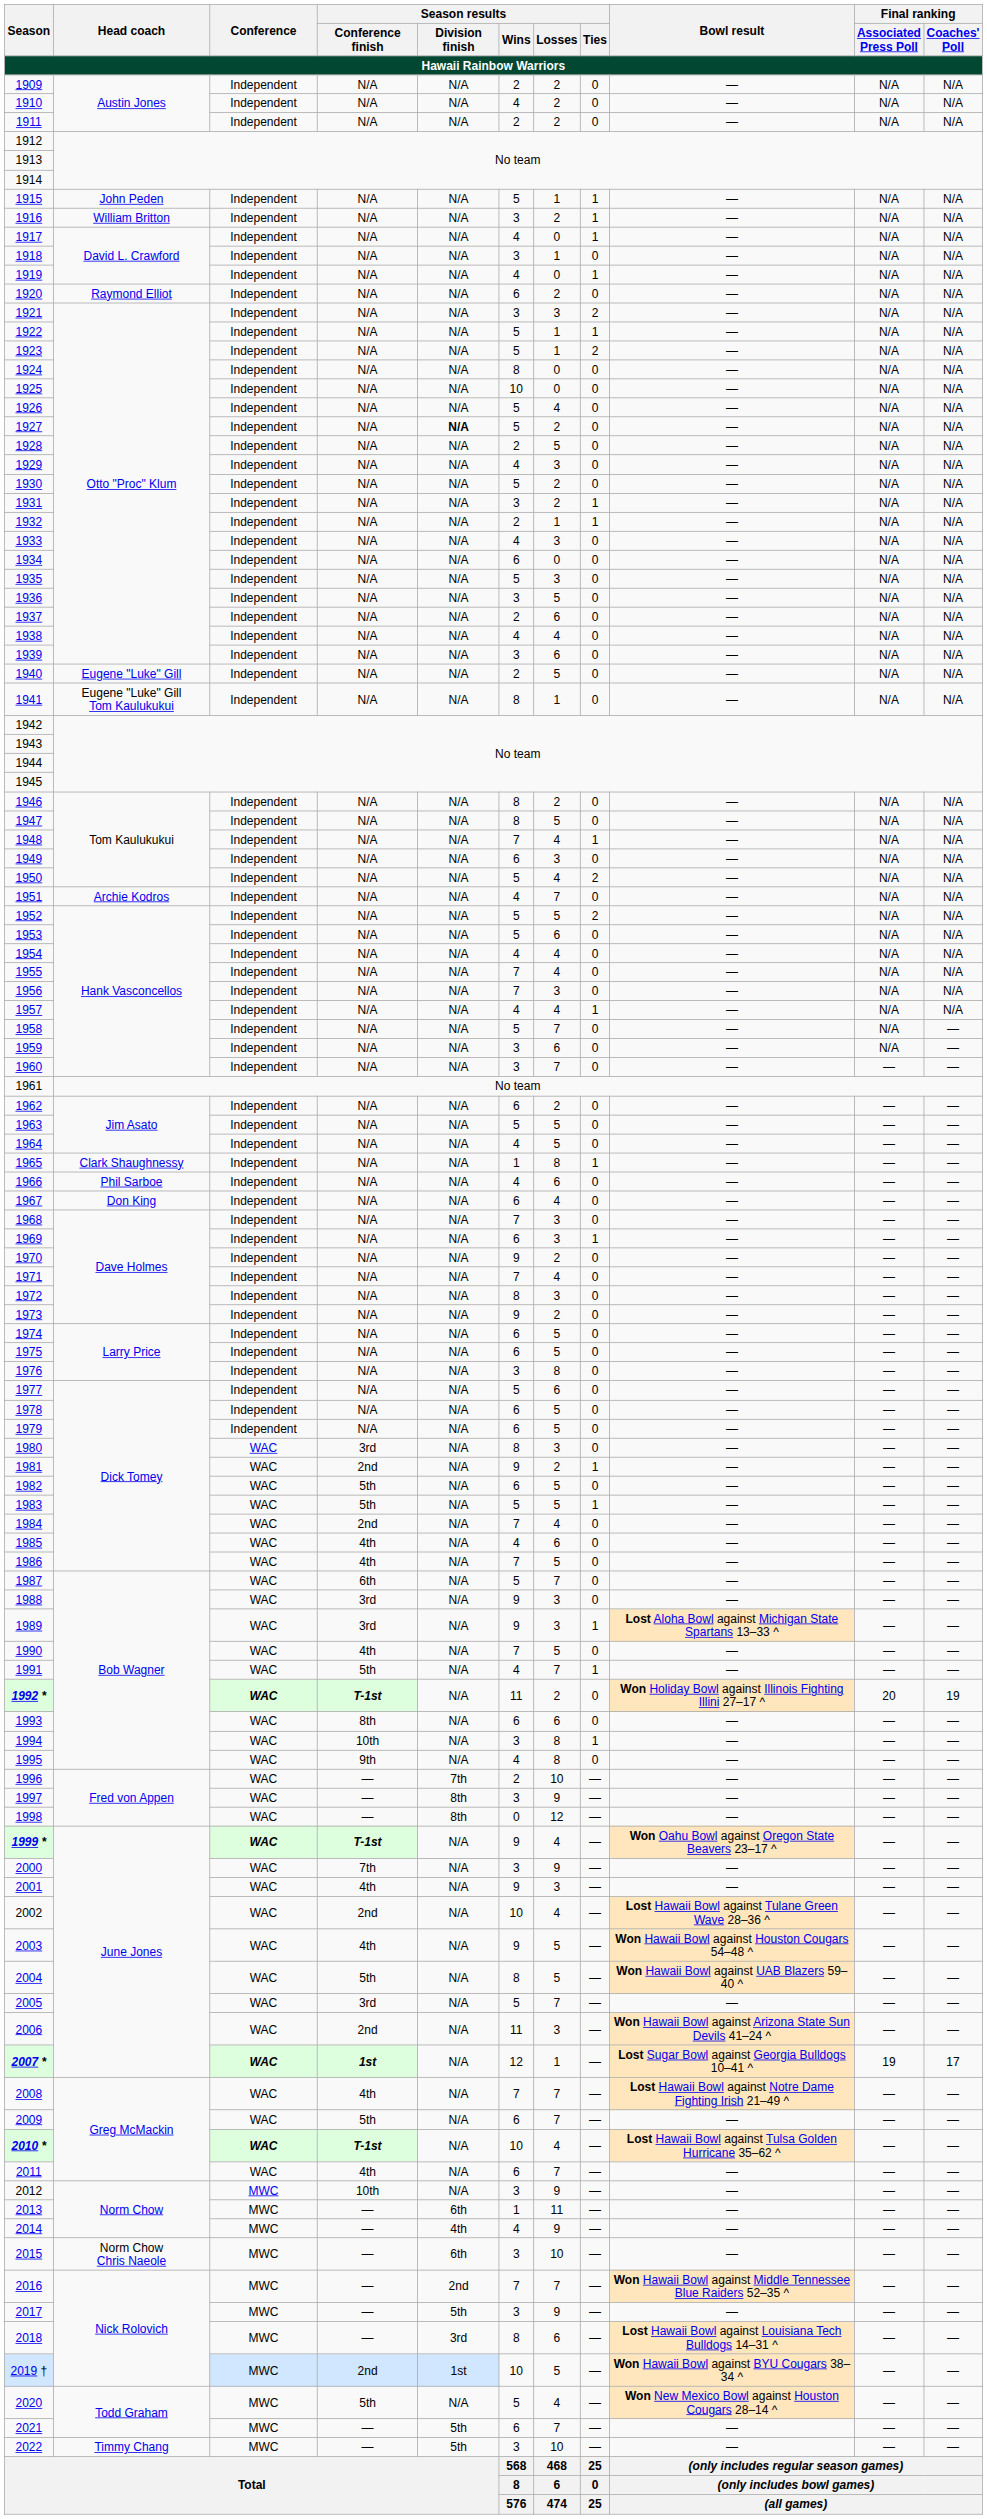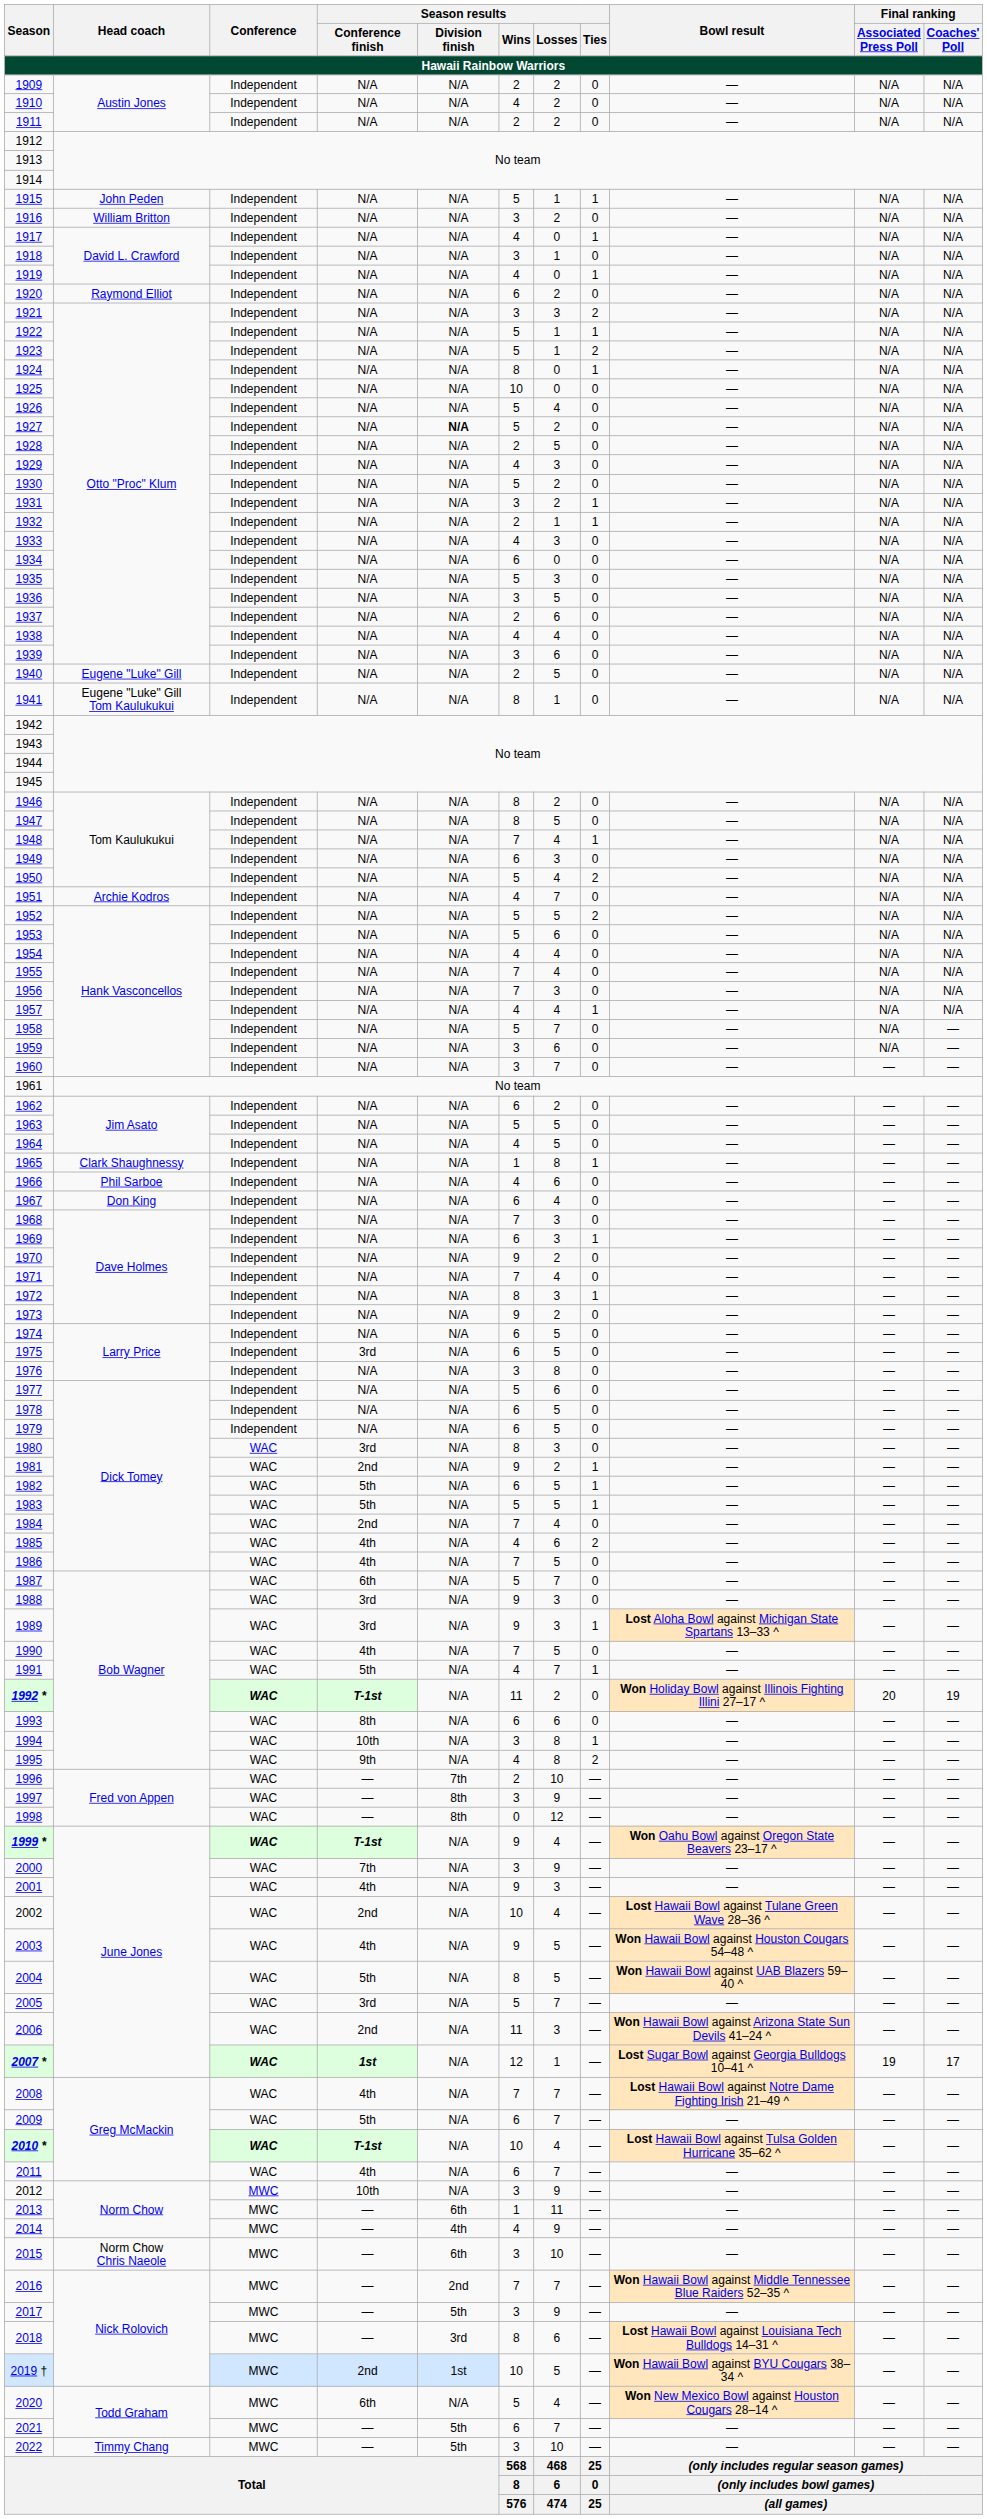(595, 218) 1 -> (595, 218) 0
(595, 370) 0 -> (595, 370) 1
(595, 1296) 0 -> (595, 1296) 1
(368, 1353) N/A -> (368, 1353) 3rd
(595, 1486) 0 -> (595, 1486) 1
(595, 1543) 0 -> (595, 1543) 2
(595, 1760) 0 -> (595, 1760) 2
(368, 2403) 5th -> (368, 2403) 6th
